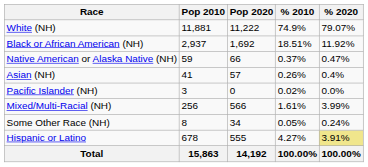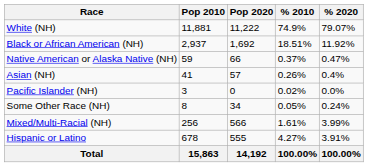rows swapped: (58, 122) <-> (59, 106)
(336, 138) khaki background -> (336, 138) no background
